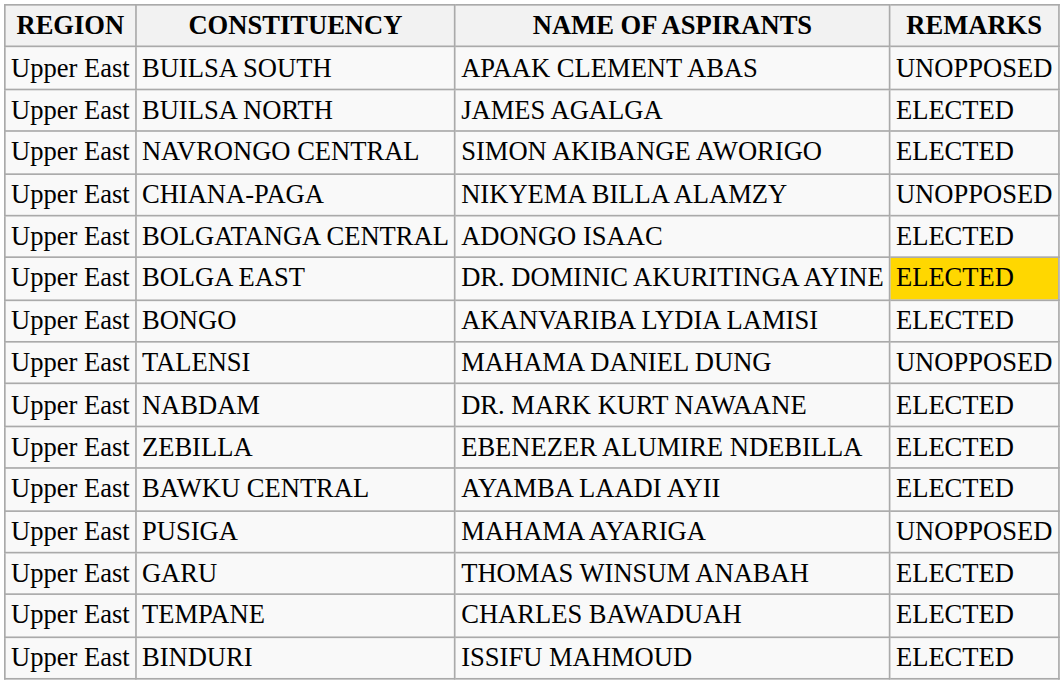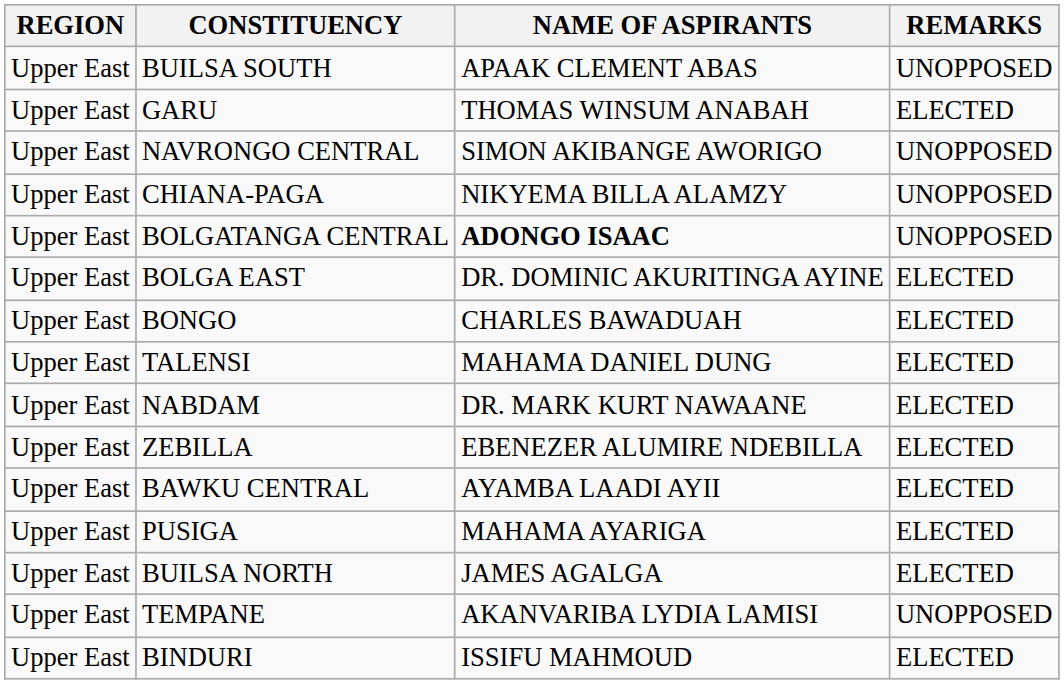rows swapped: (237, 109) <-> (180, 573)
(955, 151) ELECTED -> (974, 151) UNOPPOSED
(562, 236) normal -> (566, 236) bold
(955, 236) ELECTED -> (974, 236) UNOPPOSED
(955, 278) gold background -> (955, 278) no background
(640, 320) AKANVARIBA LYDIA LAMISI -> (601, 320) CHARLES BAWADUAH
(974, 362) UNOPPOSED -> (955, 362) ELECTED
(974, 531) UNOPPOSED -> (955, 531) ELECTED
(601, 615) CHARLES BAWADUAH -> (640, 615) AKANVARIBA LYDIA LAMISI
(955, 615) ELECTED -> (974, 615) UNOPPOSED
